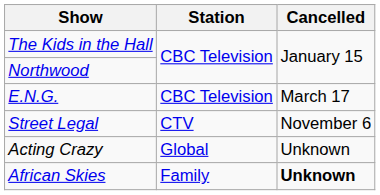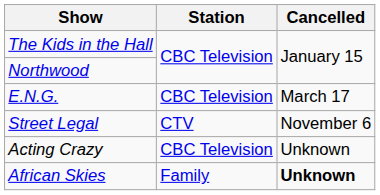(184, 149) Global -> (217, 149) CBC Television
